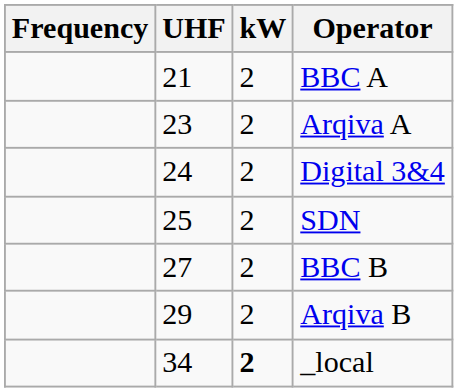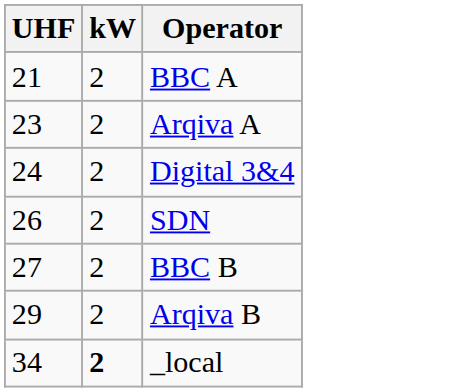- column: (80, 28)
(177, 219) 25 -> (27, 219) 26
